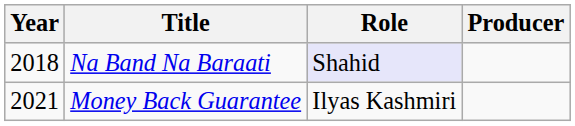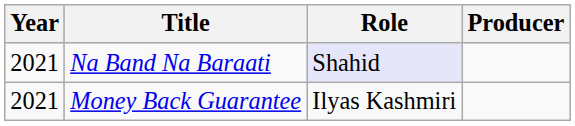(35, 62) 2018 -> (35, 62) 2021
